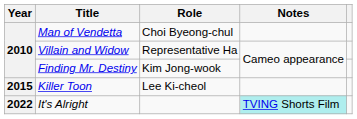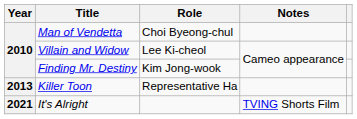(190, 50) Representative Ha -> (174, 50) Lee Ki-cheol
(20, 86) 2015 -> (20, 86) 2013
(174, 86) Lee Ki-cheol -> (190, 86) Representative Ha
(20, 104) 2022 -> (20, 104) 2021
(291, 104) paleturquoise background -> (291, 104) no background
